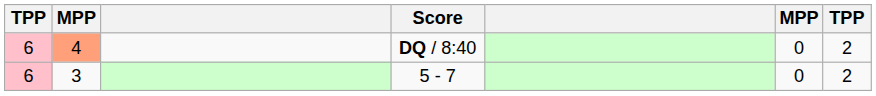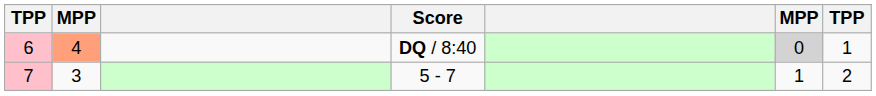(799, 47) no background -> (799, 47) lightgrey background
(847, 47) 2 -> (847, 47) 1
(29, 76) 6 -> (29, 76) 7
(799, 76) 0 -> (799, 76) 1
